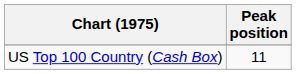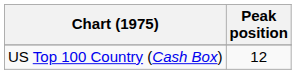(259, 57) 11 -> (259, 57) 12
